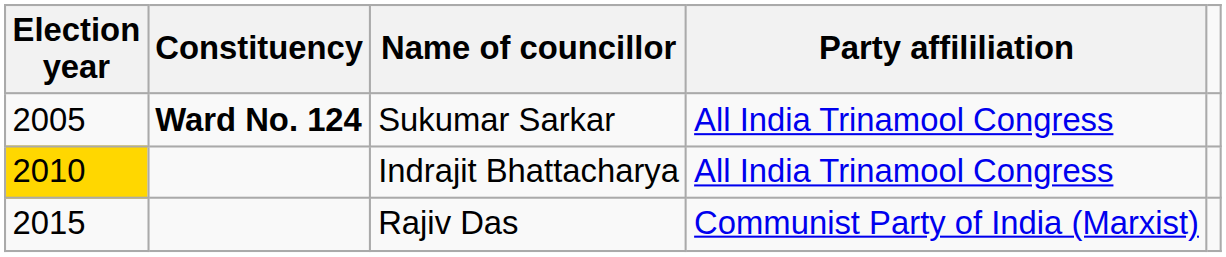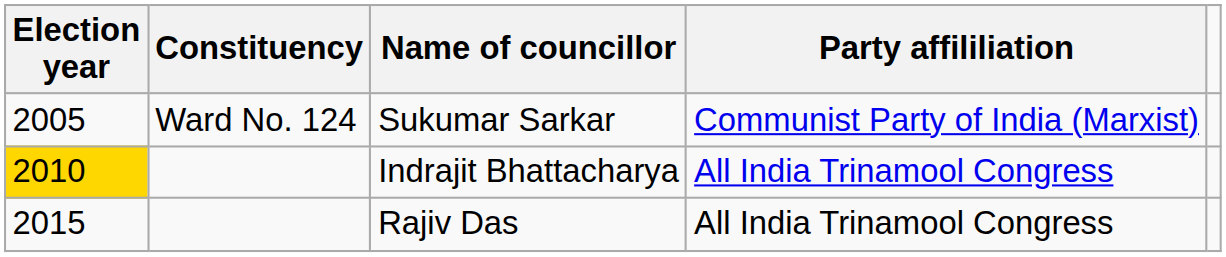(259, 119) bold -> (256, 119) normal
(904, 119) All India Trinamool Congress -> (947, 119) Communist Party of India (Marxist)
(947, 223) Communist Party of India (Marxist) -> (904, 223) All India Trinamool Congress
